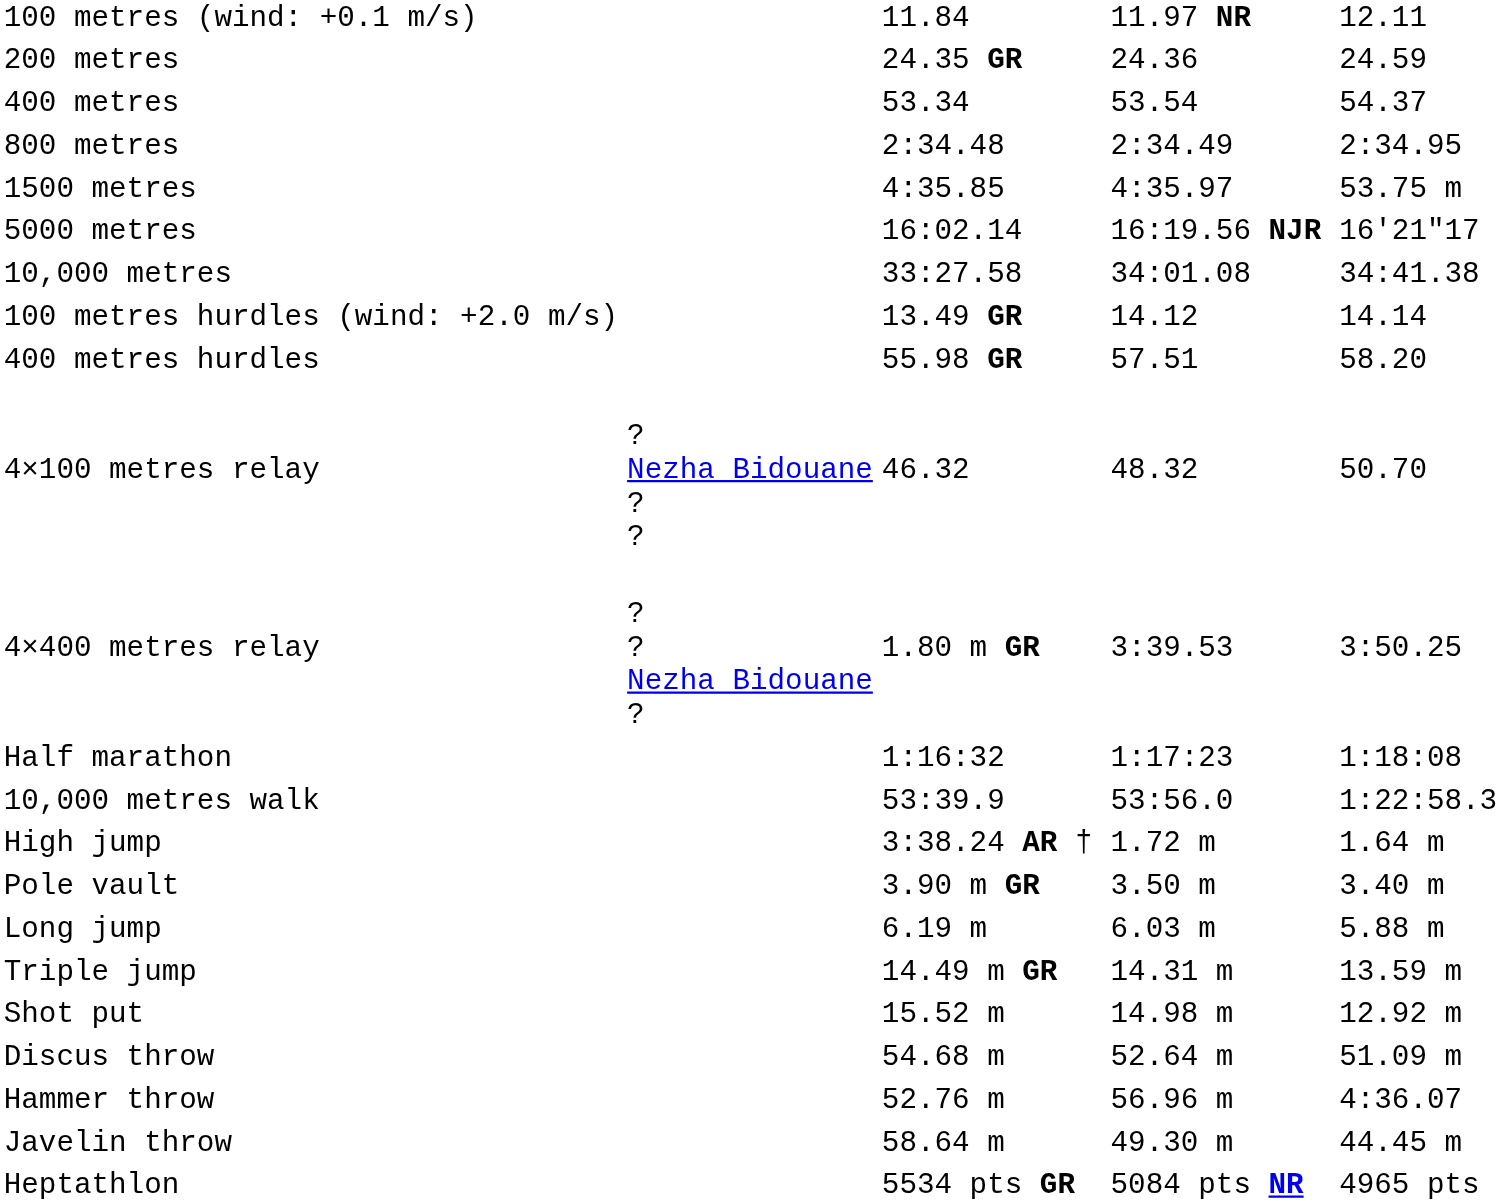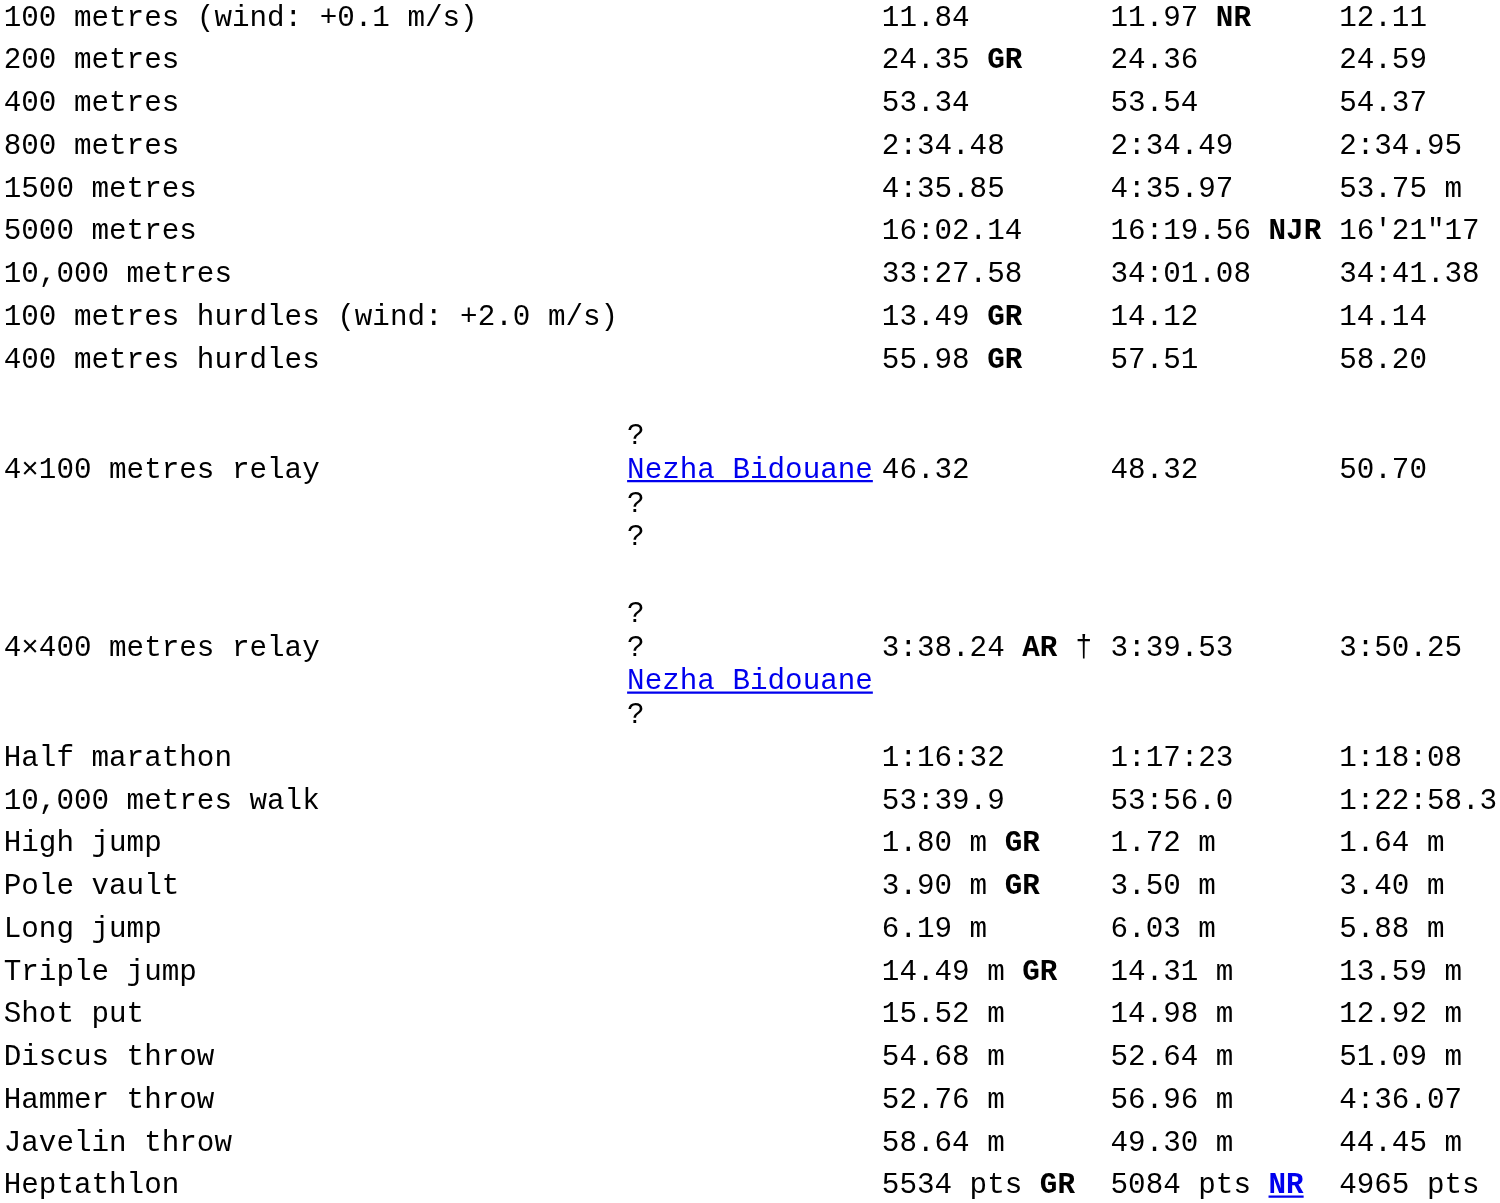(961, 648) 1.80 m GR -> (987, 648) 3:38.24 AR †
(987, 843) 3:38.24 AR † -> (961, 843) 1.80 m GR
